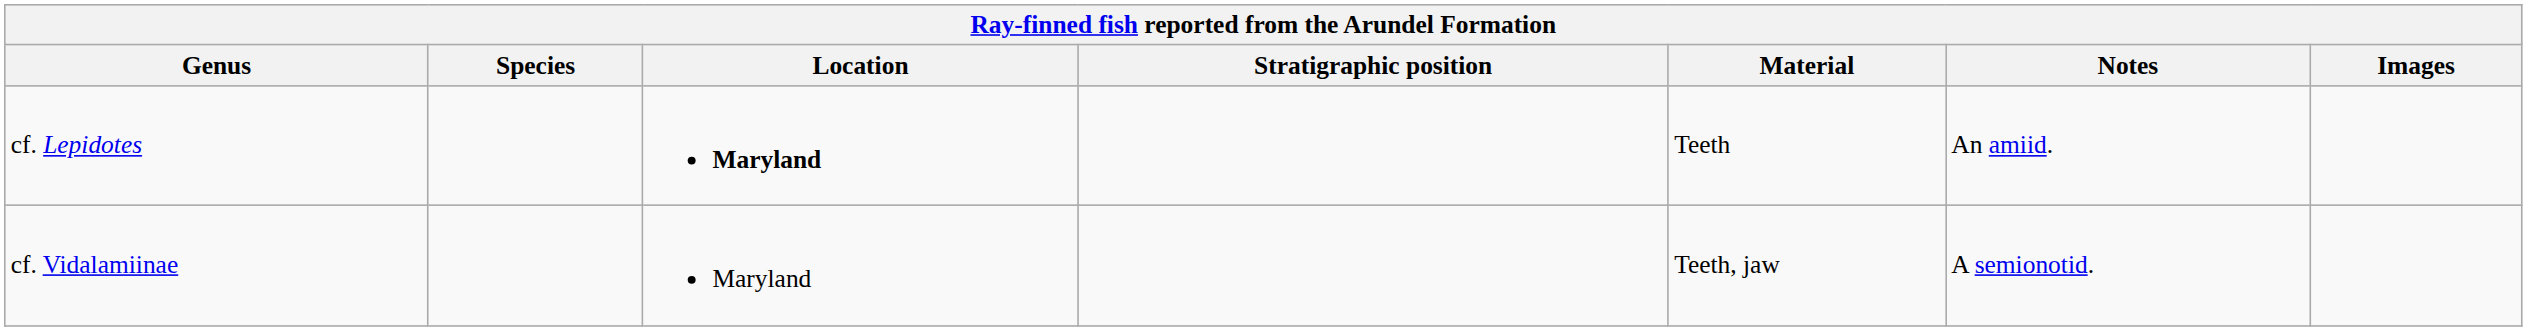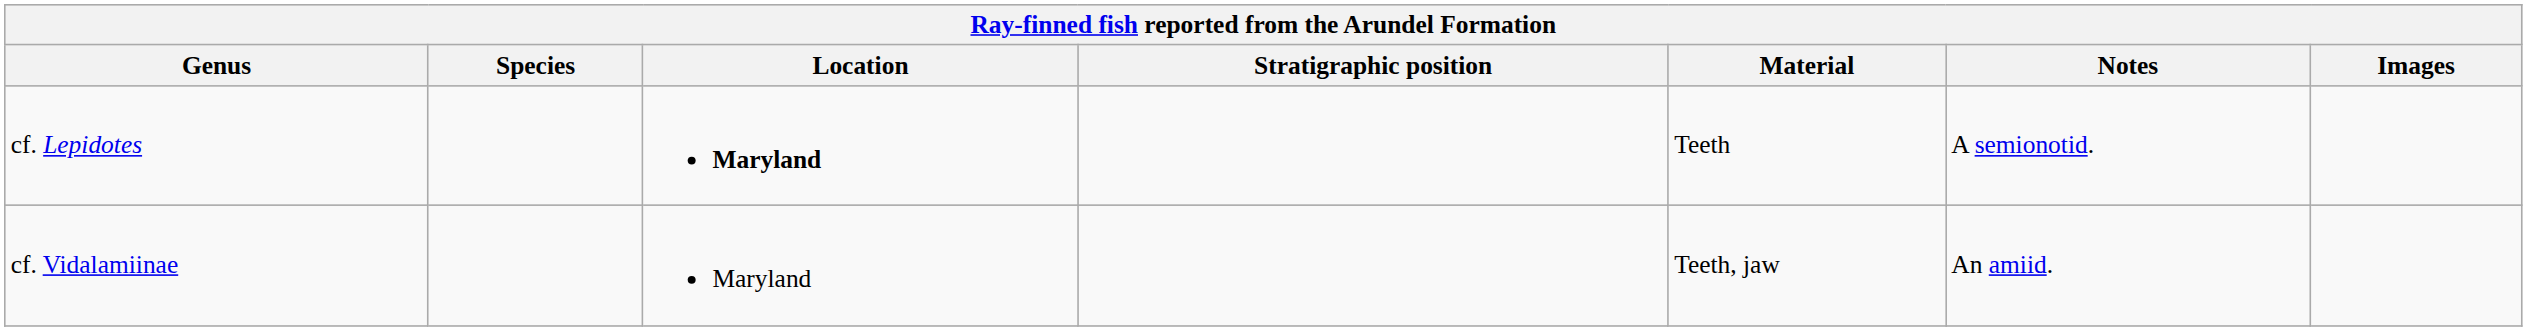(2002, 145) An amiid. -> (2023, 145) A semionotid.
(2023, 264) A semionotid. -> (2002, 264) An amiid.
